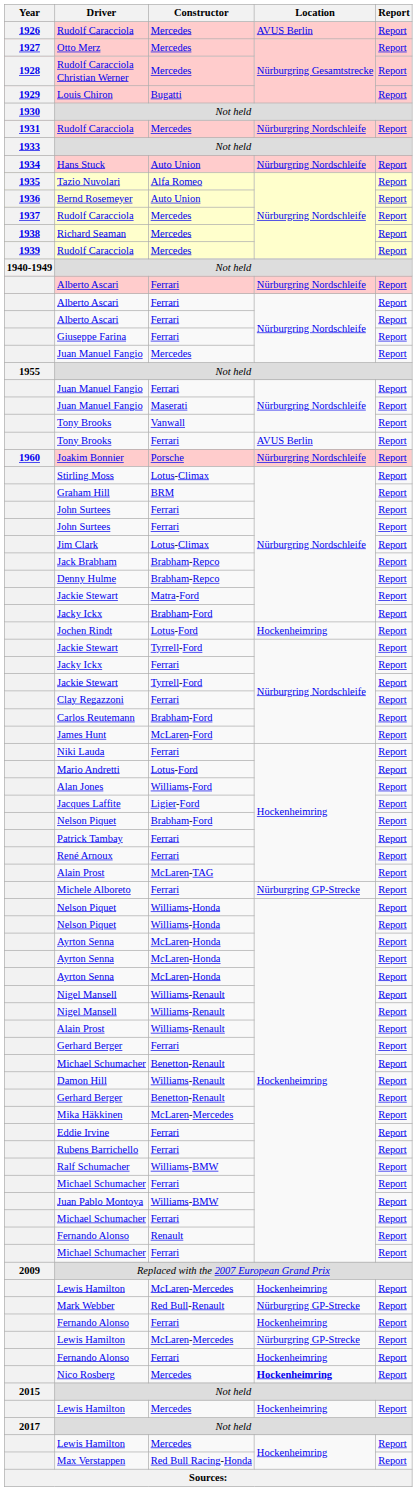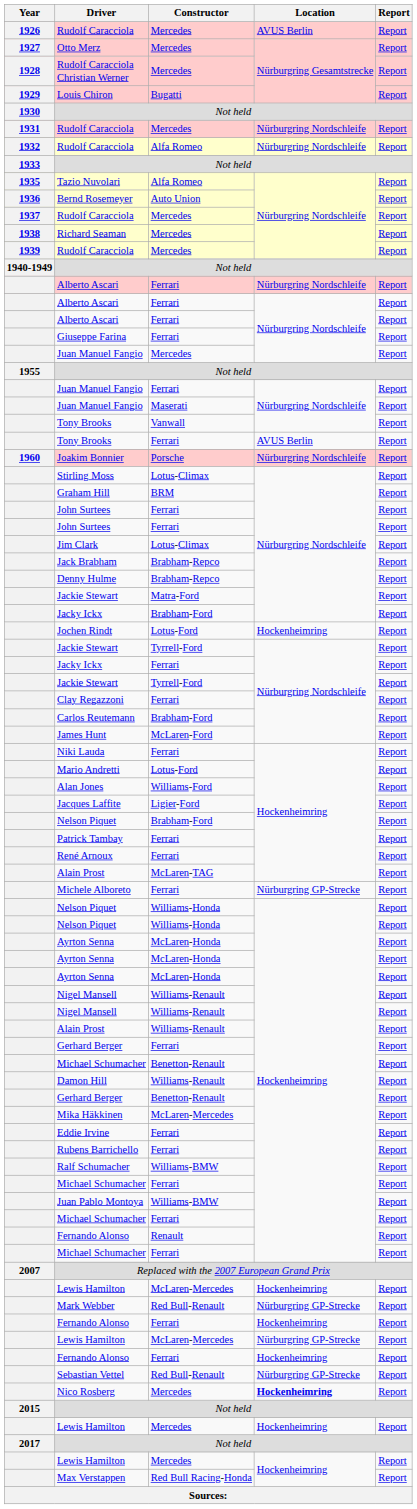+ row: (95, 146)
- row: (81, 164)
(29, 1270) 2009 -> (29, 1270) 2007
+ row: (91, 1374)
